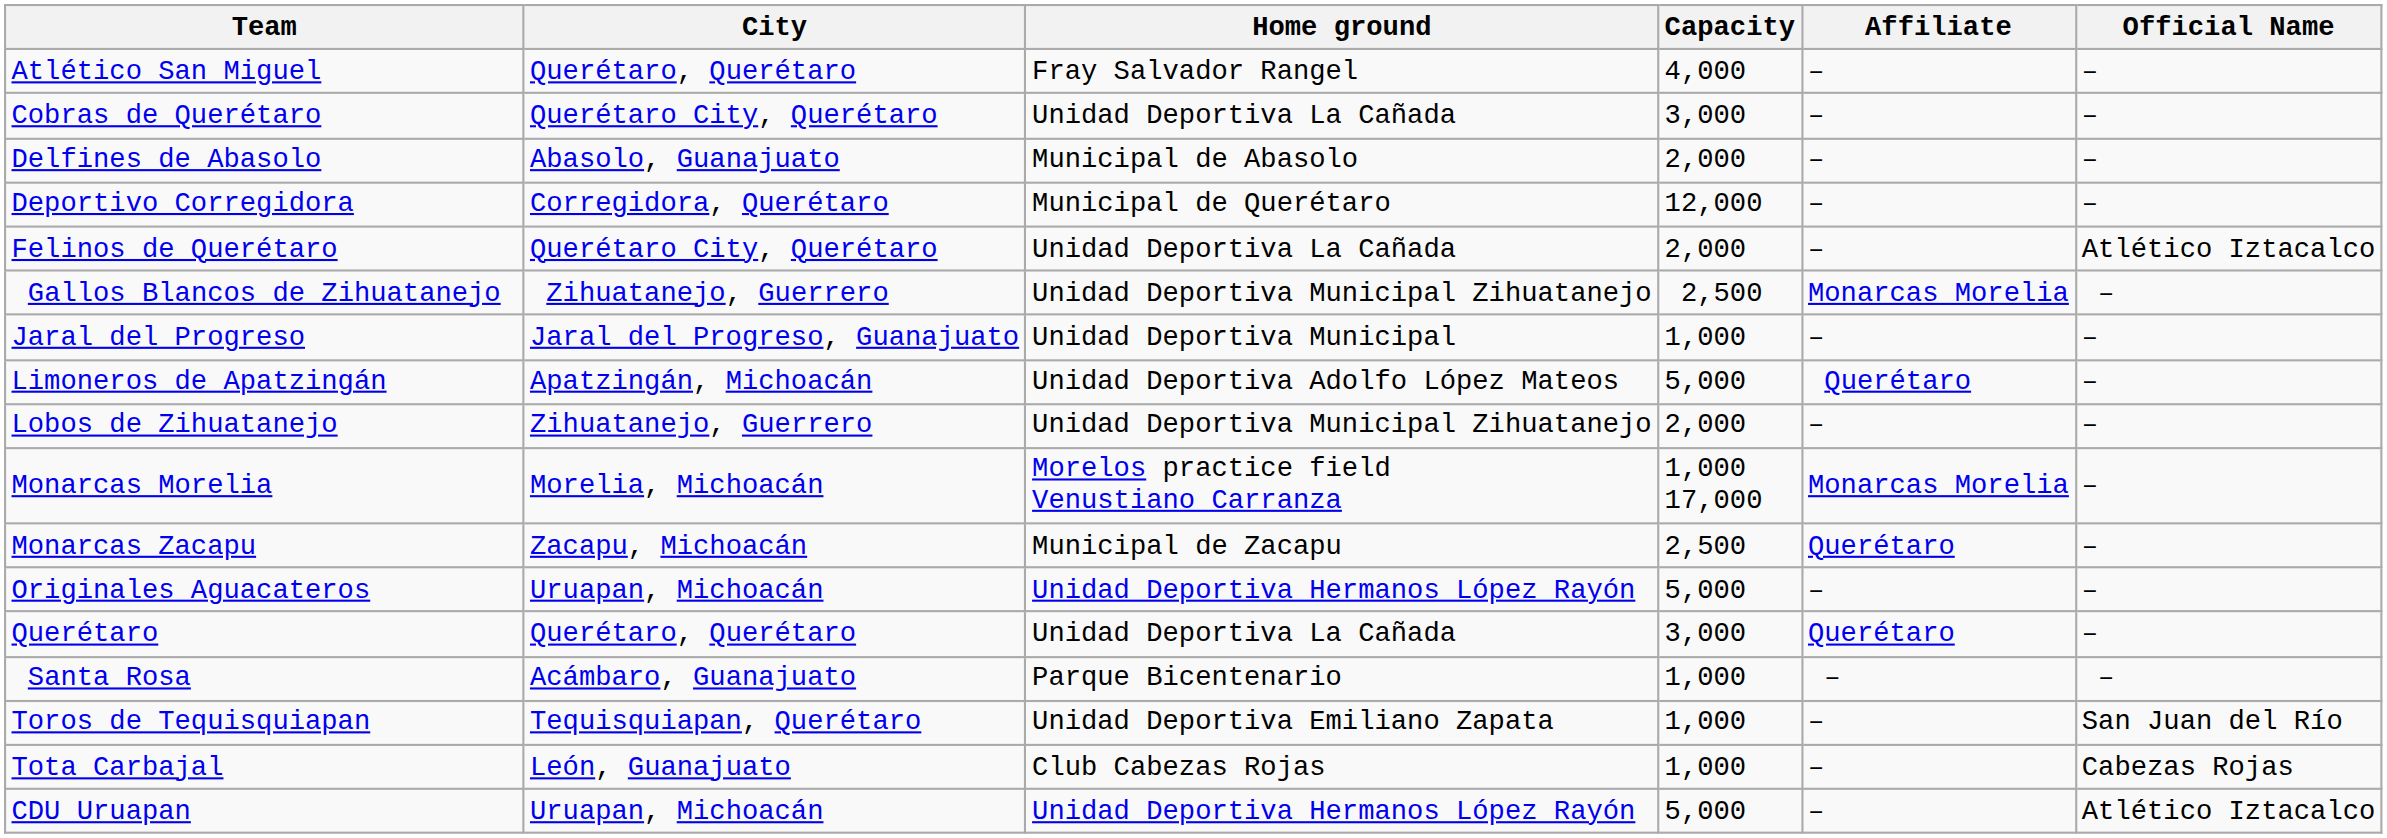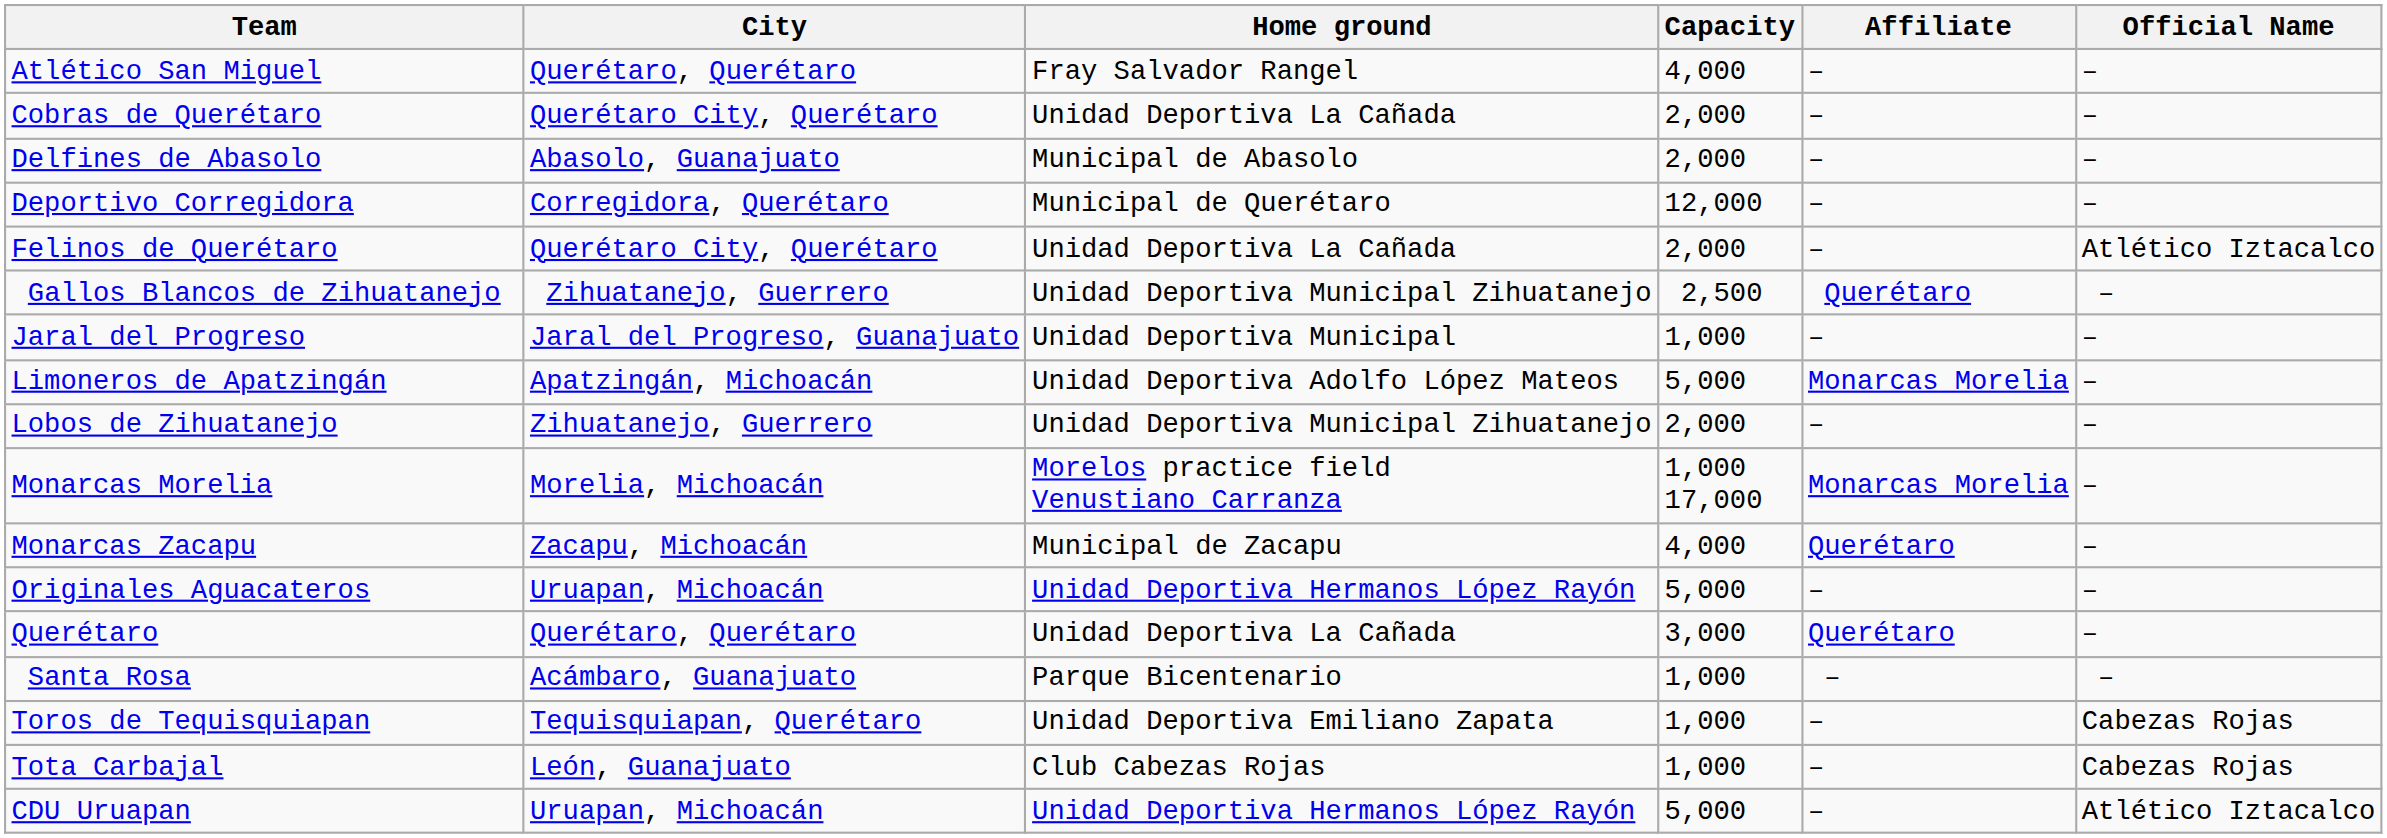(1705, 116) 3,000 -> (1705, 116) 2,000
(1938, 293) Monarcas Morelia -> (1898, 293) Querétaro
(1898, 381) Querétaro -> (1938, 381) Monarcas Morelia
(1705, 546) 2,500 -> (1705, 546) 4,000
(2212, 723) San Juan del Río -> (2188, 723) Cabezas Rojas
